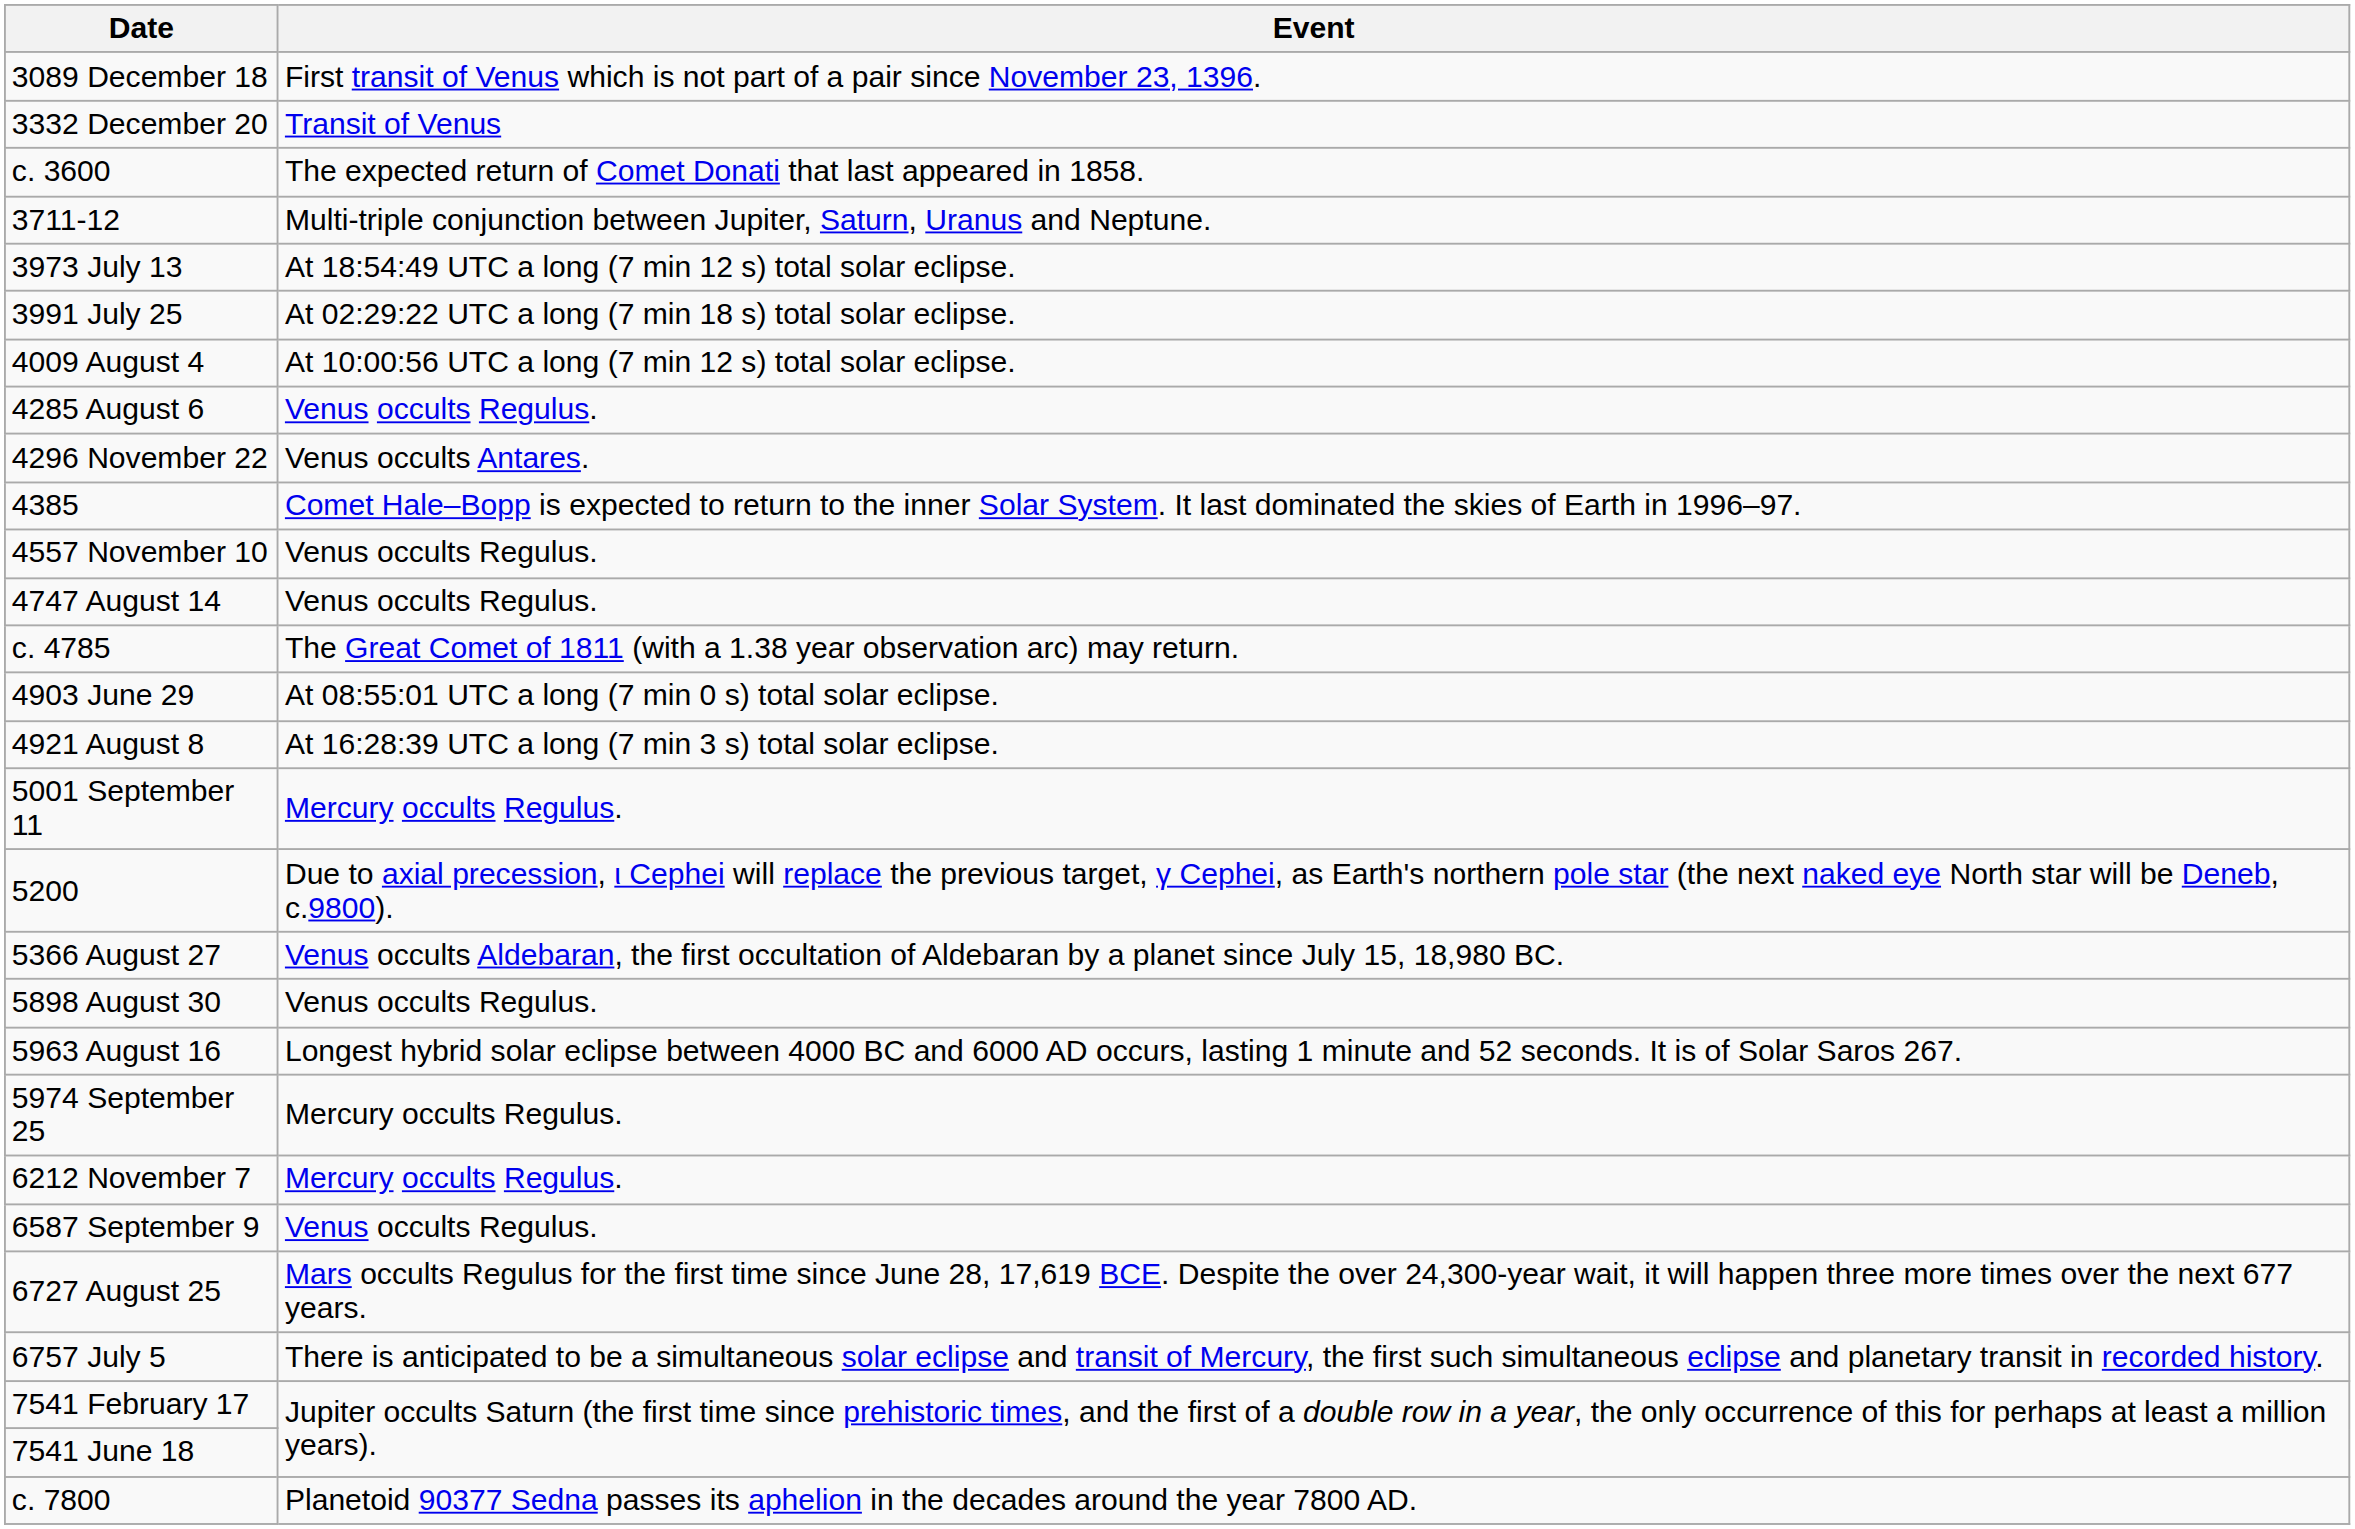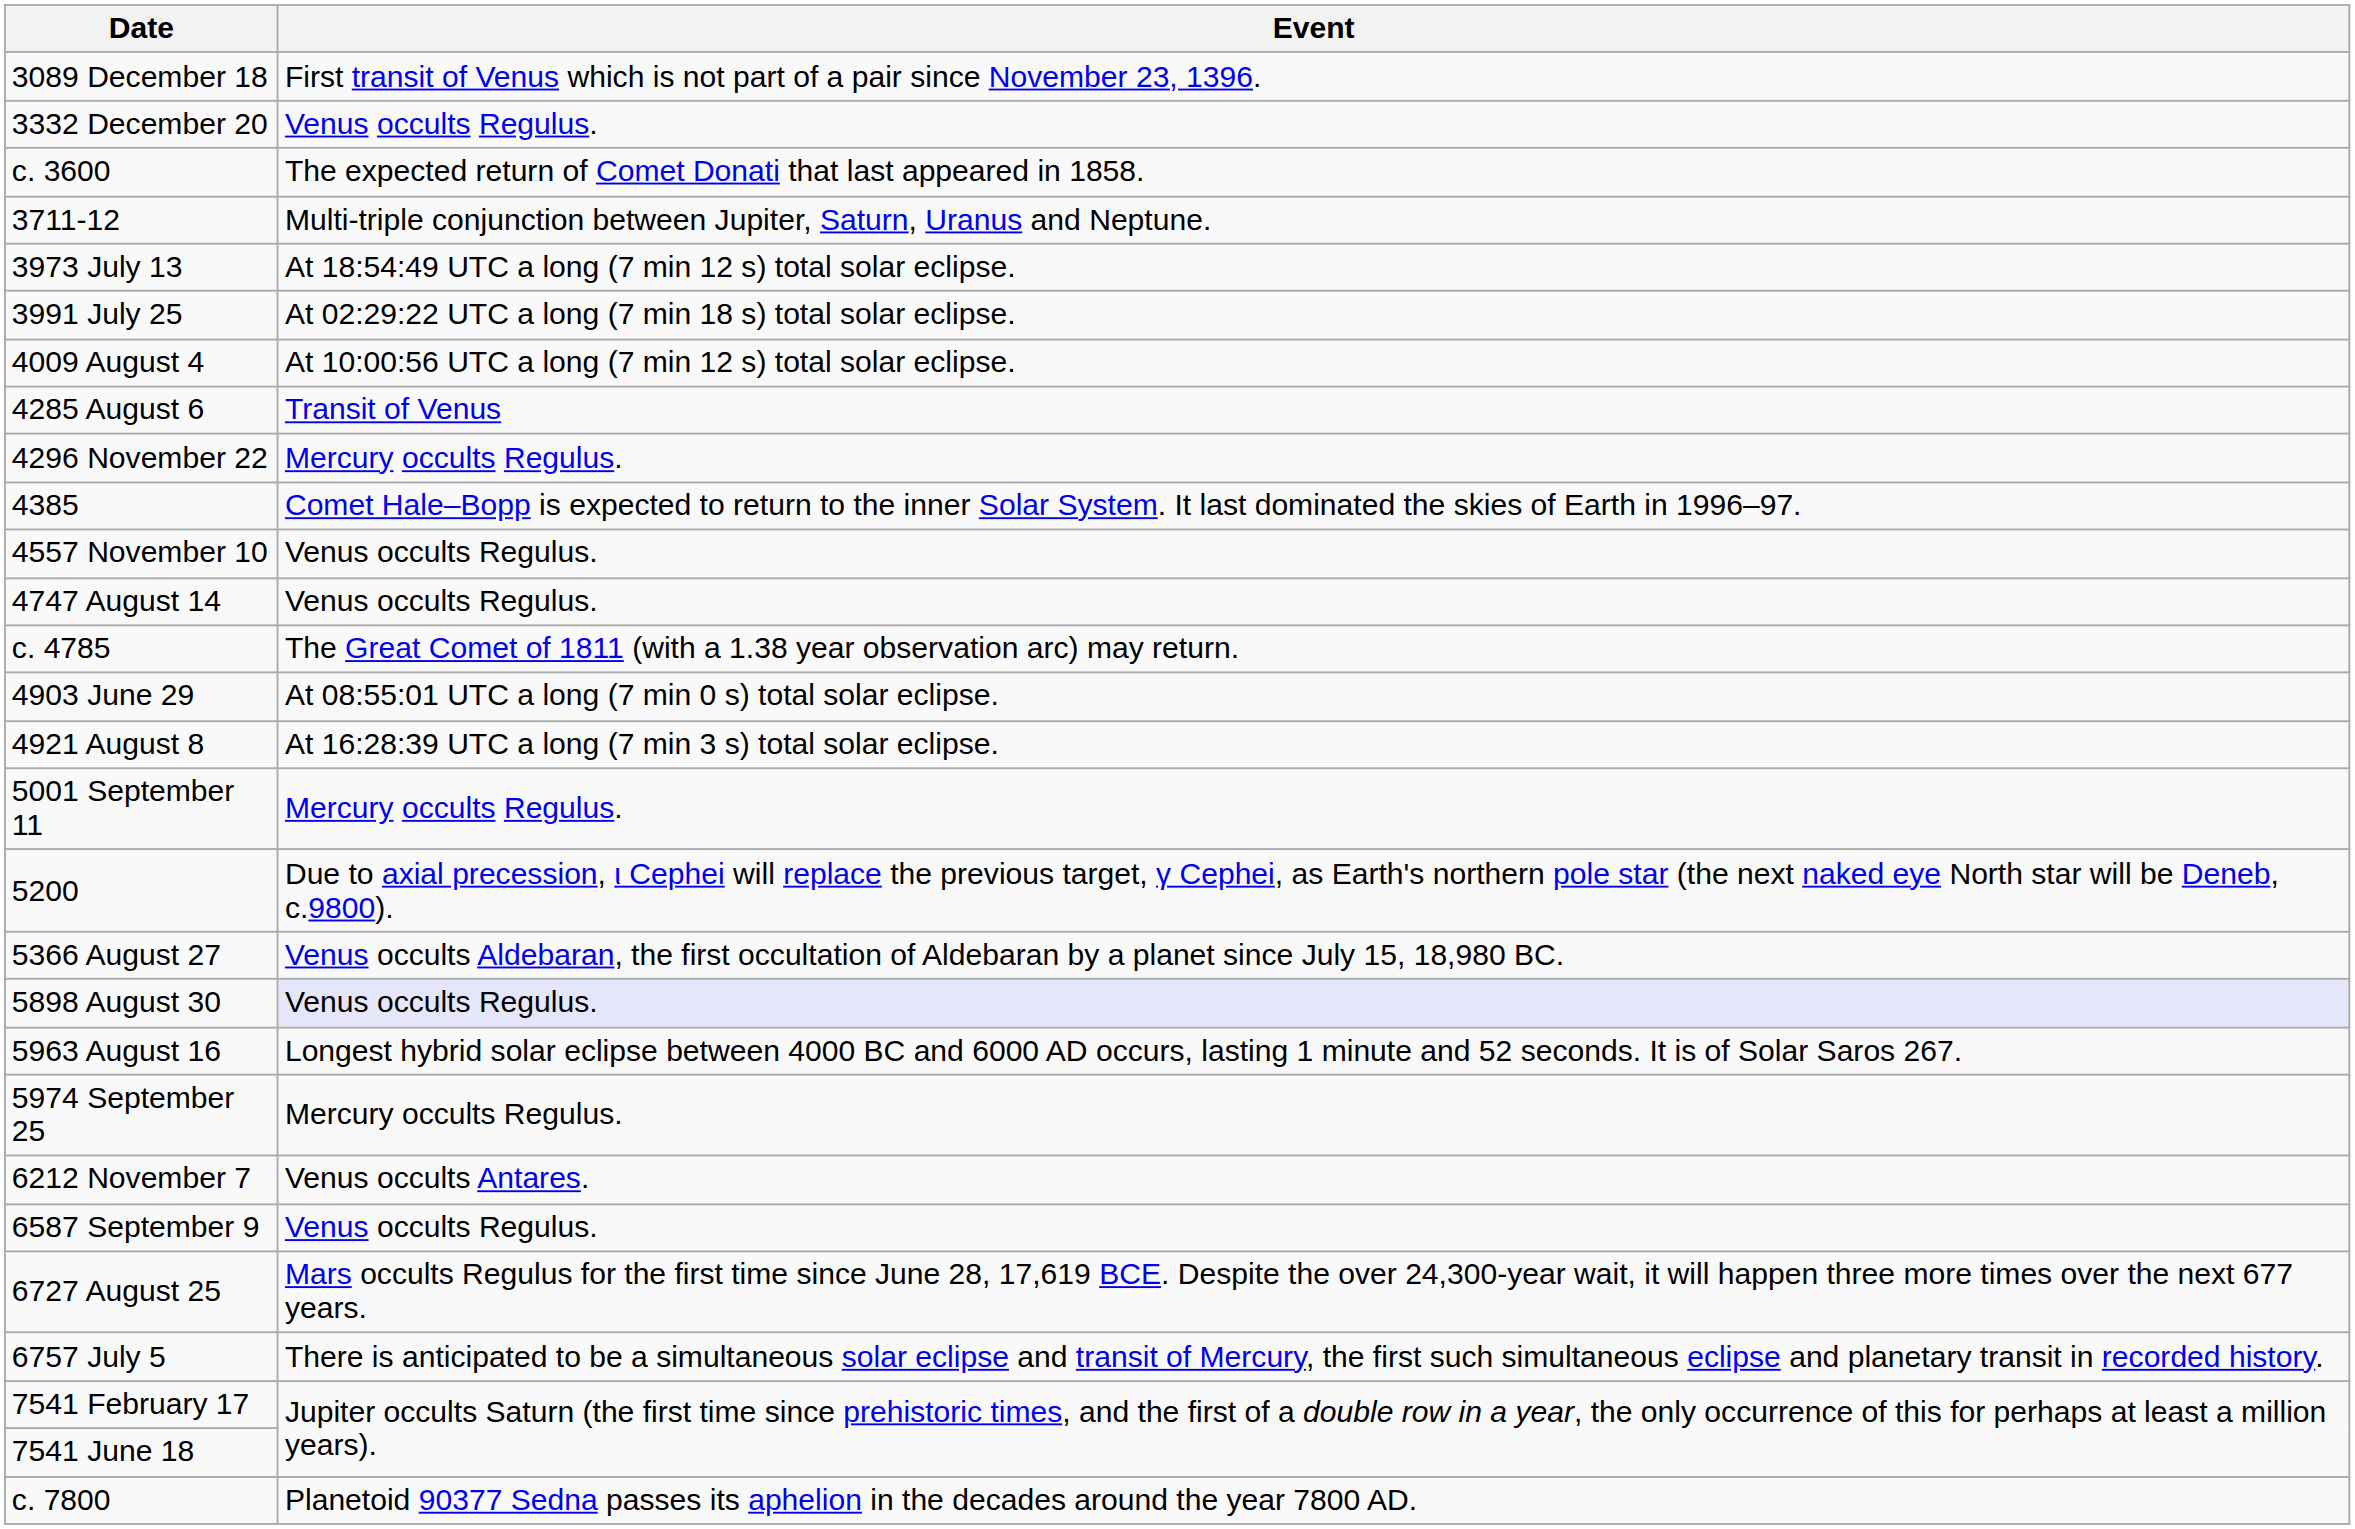(393, 123) Transit of Venus -> (441, 123) Venus occults Regulus.
(441, 409) Venus occults Regulus. -> (393, 409) Transit of Venus
(437, 457) Venus occults Antares. -> (454, 457) Mercury occults Regulus.
(441, 1002) no background -> (441, 1002) lavender background
(454, 1179) Mercury occults Regulus. -> (437, 1179) Venus occults Antares.
